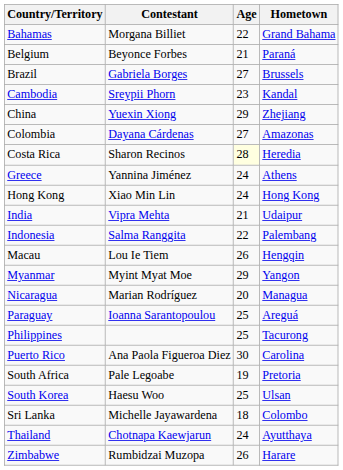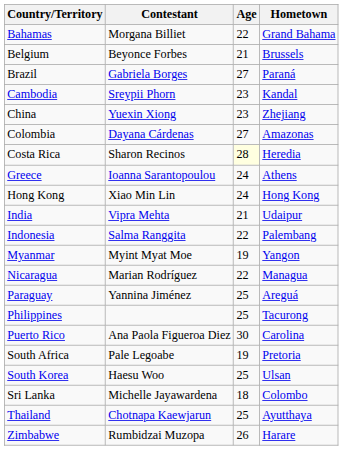(279, 54) Paraná -> (283, 54) Brussels
(283, 74) Brussels -> (279, 74) Paraná
(242, 114) 29 -> (242, 114) 23
(150, 175) Yannina Jiménez -> (162, 175) Ioanna Sarantopoulou
- row: (24, 255)
(242, 275) 29 -> (242, 255) 19
(242, 295) 20 -> (242, 275) 22
(162, 315) Ioanna Sarantopoulou -> (150, 295) Yannina Jiménez
(242, 435) 24 -> (242, 415) 25
